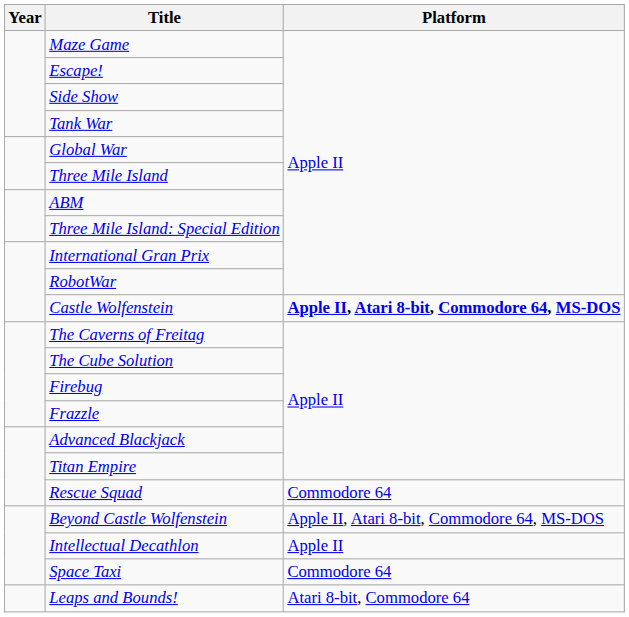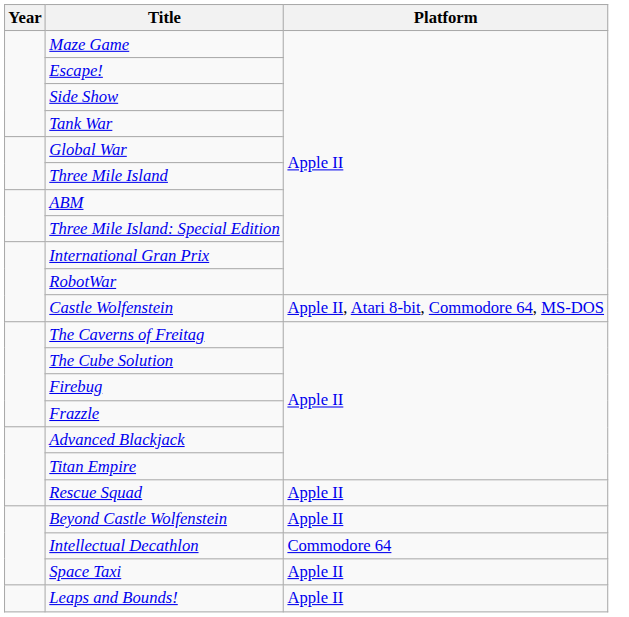(454, 307) bold -> (446, 307) normal
(339, 492) Commodore 64 -> (315, 492) Apple II
(446, 519) Apple II, Atari 8-bit, Commodore 64, MS-DOS -> (315, 519) Apple II
(315, 545) Apple II -> (339, 545) Commodore 64
(339, 571) Commodore 64 -> (315, 571) Apple II
(378, 598) Atari 8-bit, Commodore 64 -> (315, 598) Apple II
